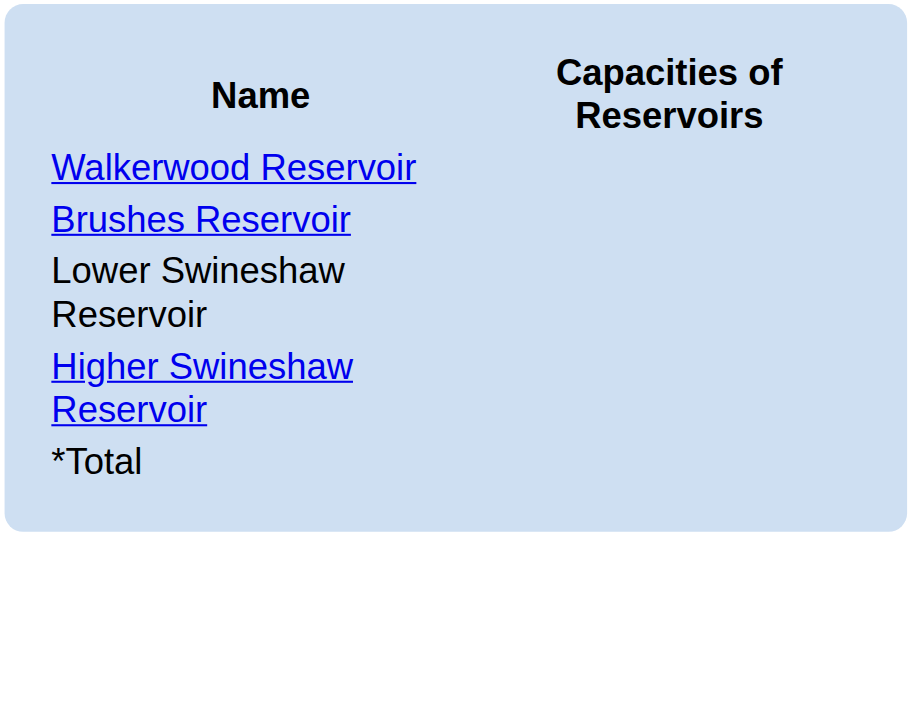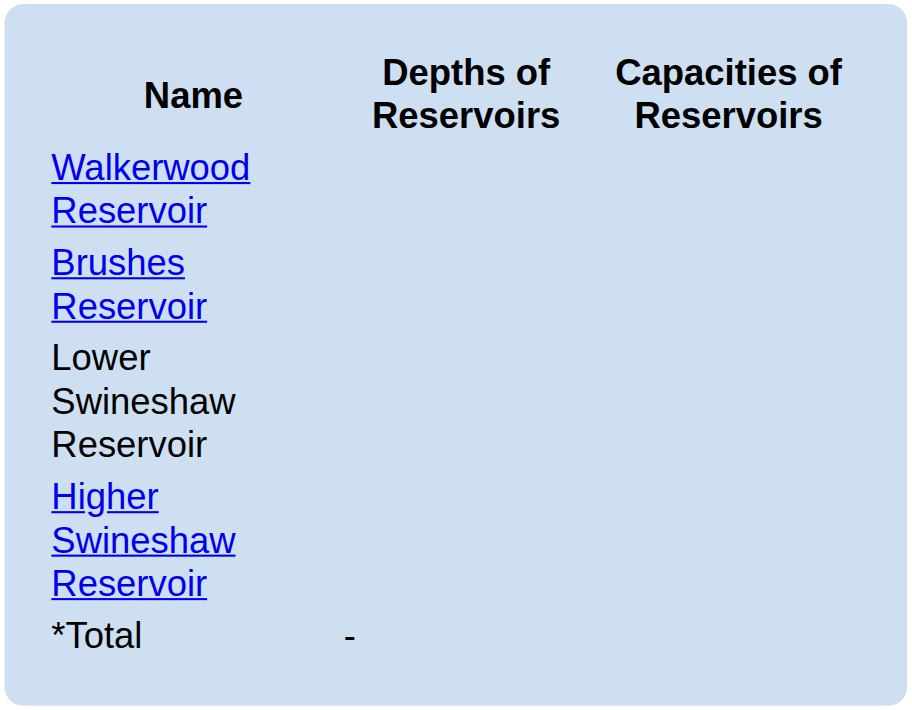+ column: (466, 94)
